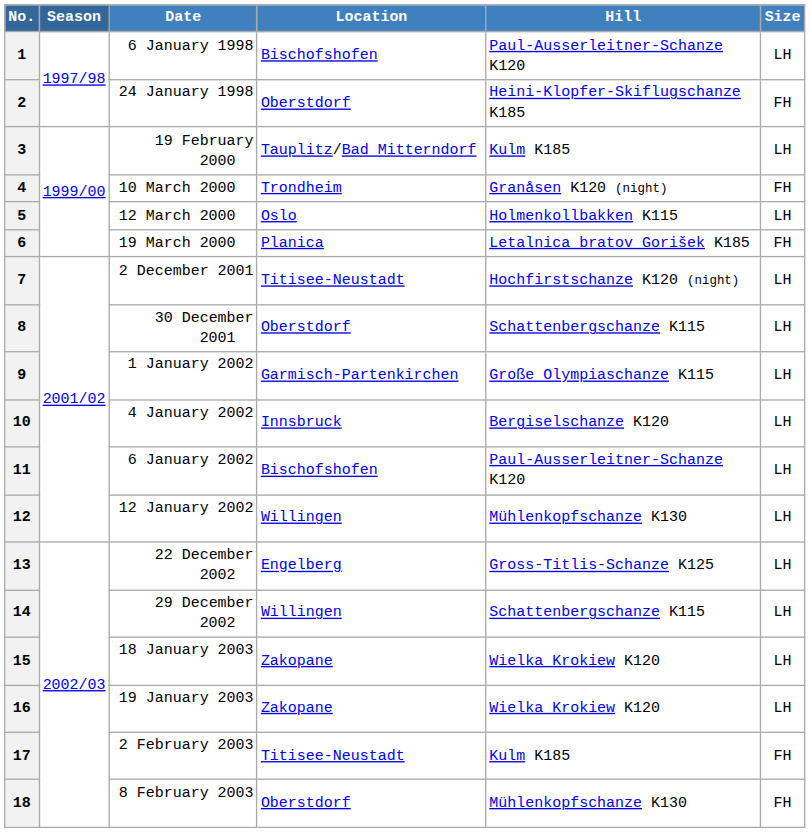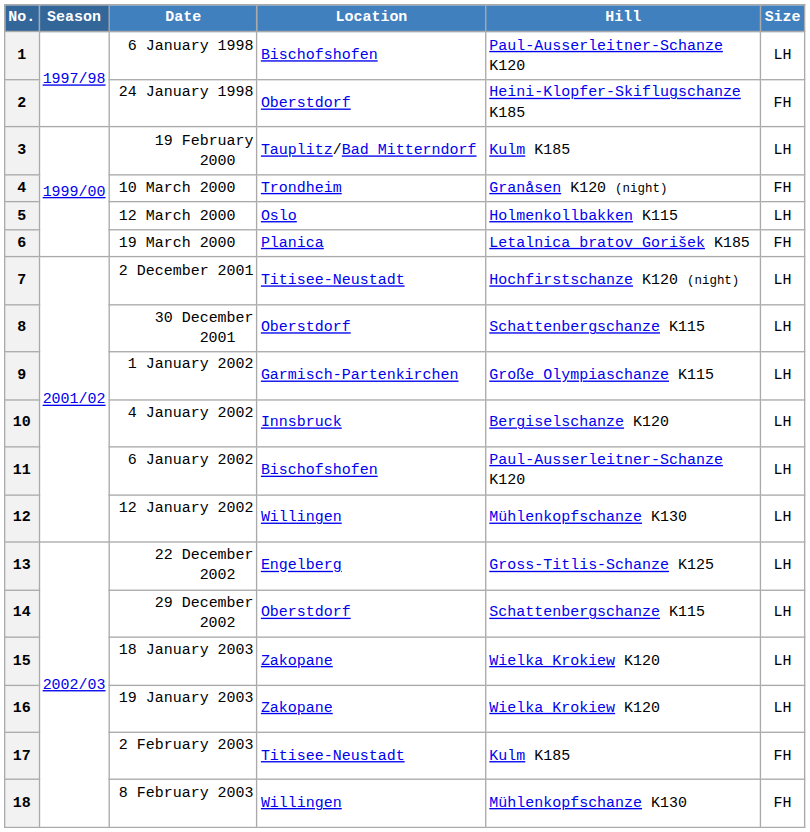(301, 613) Willingen -> (306, 613) Oberstdorf
(306, 803) Oberstdorf -> (301, 803) Willingen
